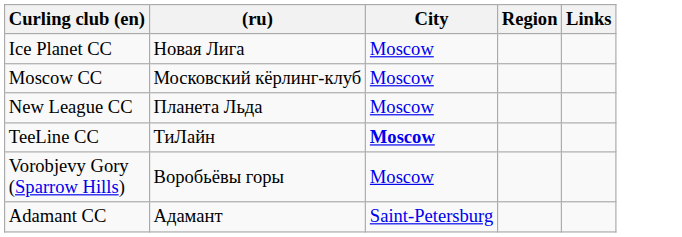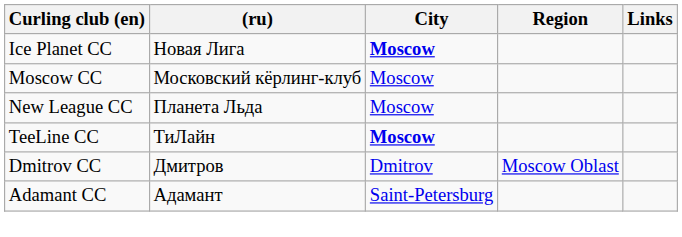(402, 48) normal -> (402, 48) bold
- row: (69, 176)
+ row: (55, 166)
